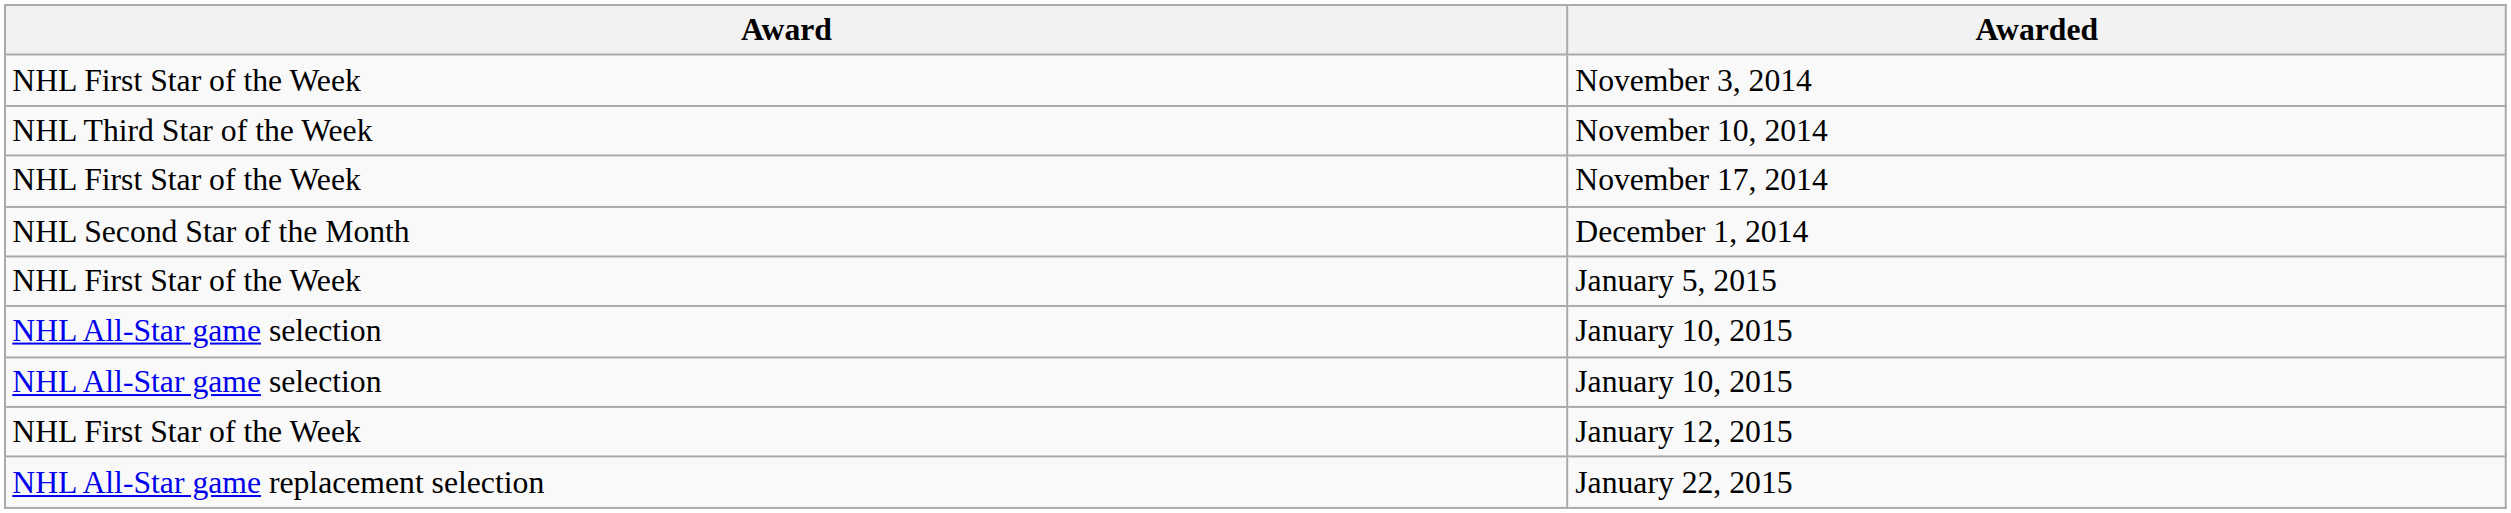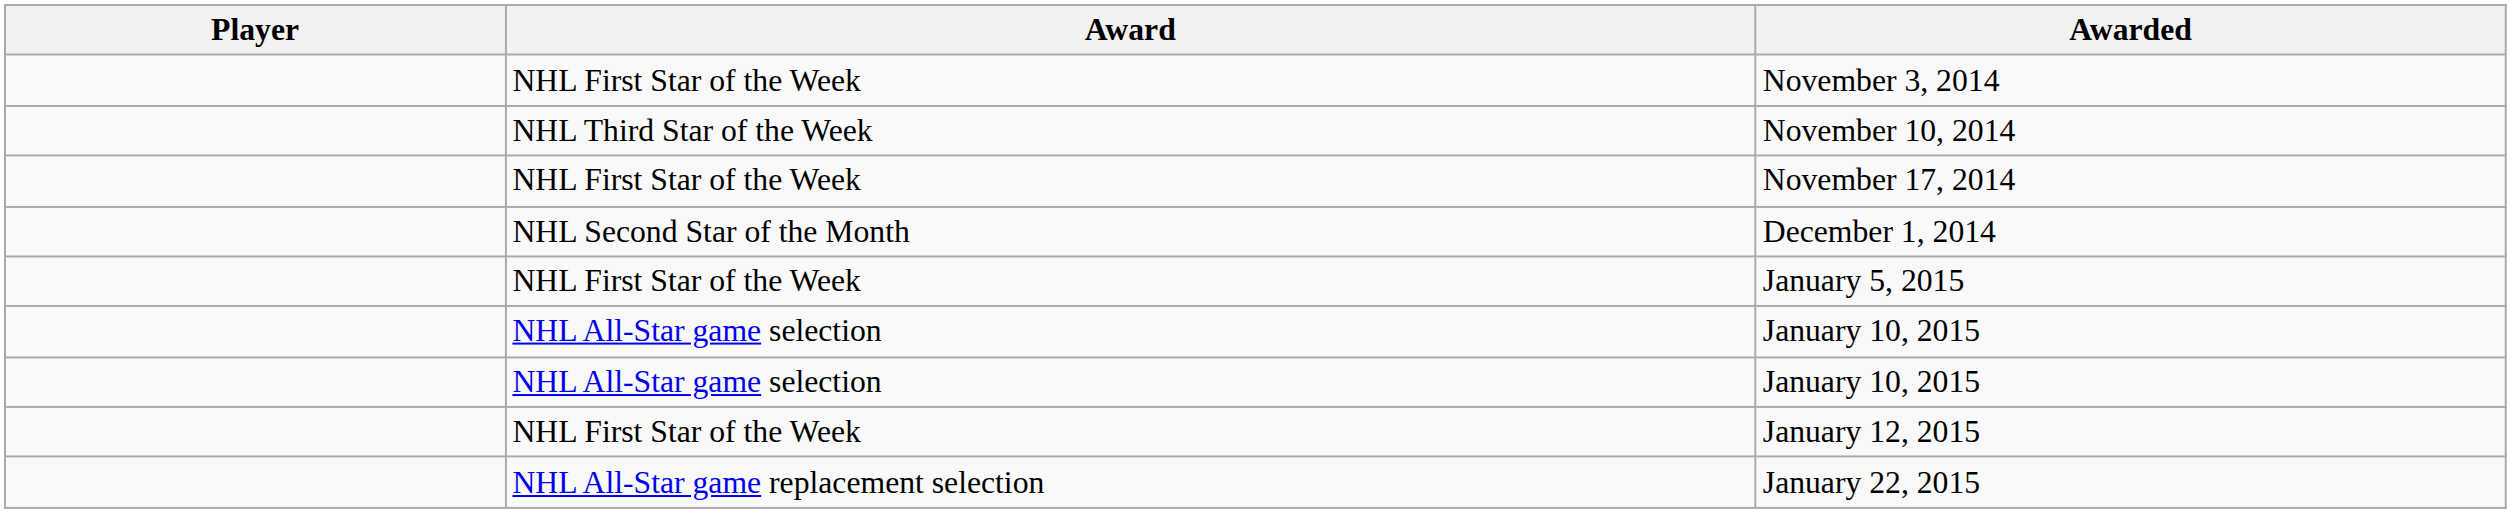+ column: (255, 29)
